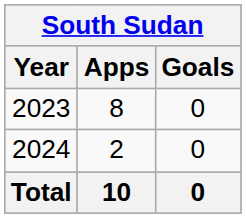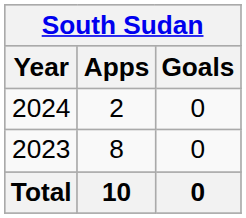rows swapped: (41, 108) <-> (41, 150)
